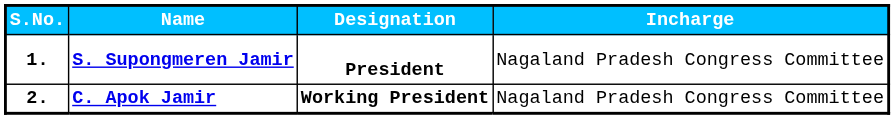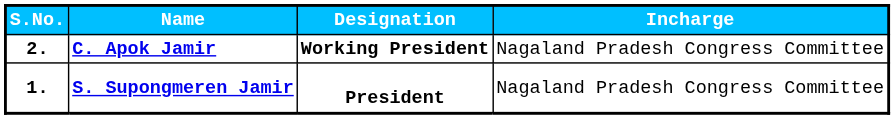rows swapped: (37, 59) <-> (37, 98)
